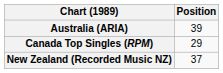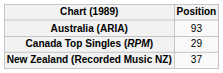(196, 28) 39 -> (196, 28) 93
